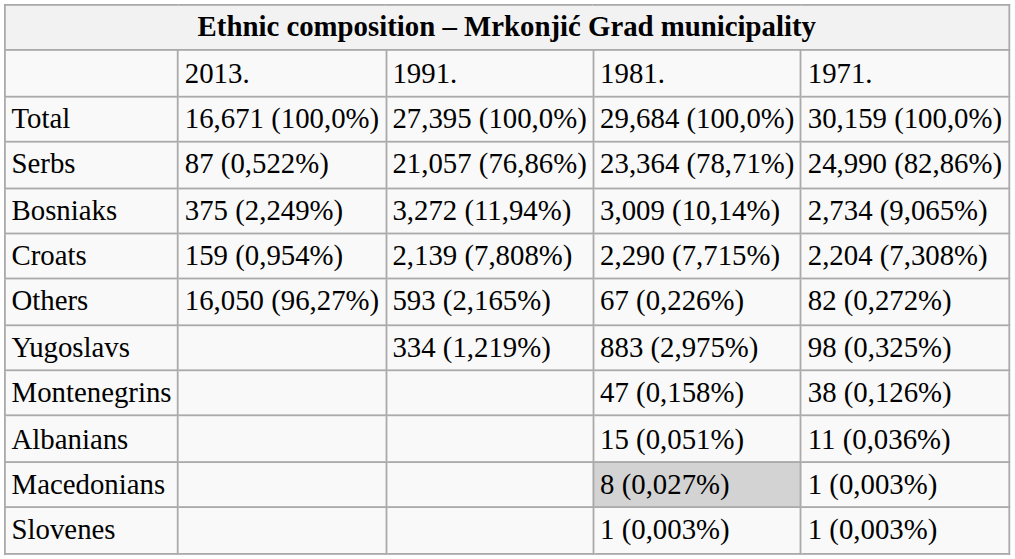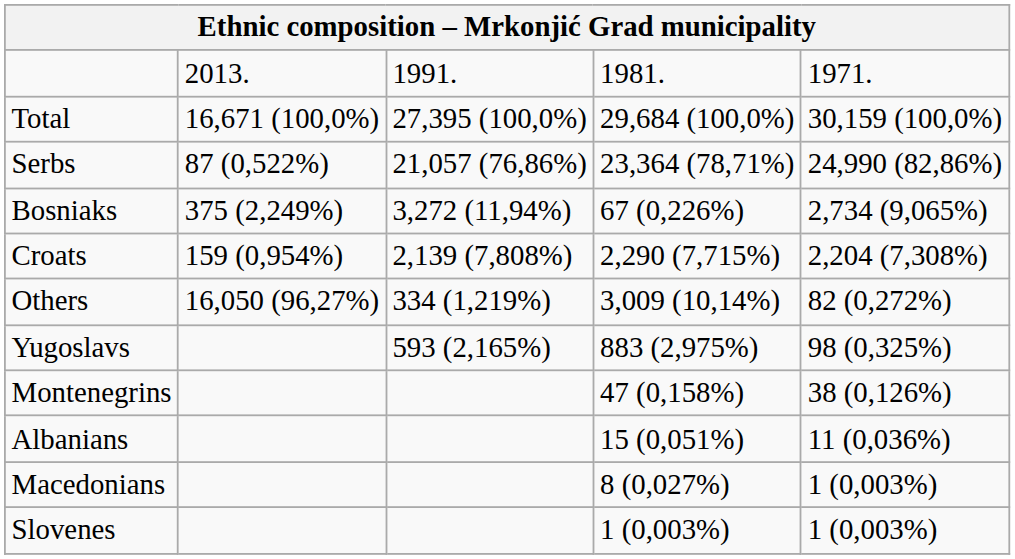(690, 210) 3,009 (10,14%) -> (672, 210) 67 (0,226%)
(472, 301) 593 (2,165%) -> (472, 301) 334 (1,219%)
(672, 301) 67 (0,226%) -> (690, 301) 3,009 (10,14%)
(472, 347) 334 (1,219%) -> (472, 347) 593 (2,165%)
(665, 484) lightgrey background -> (665, 484) no background
